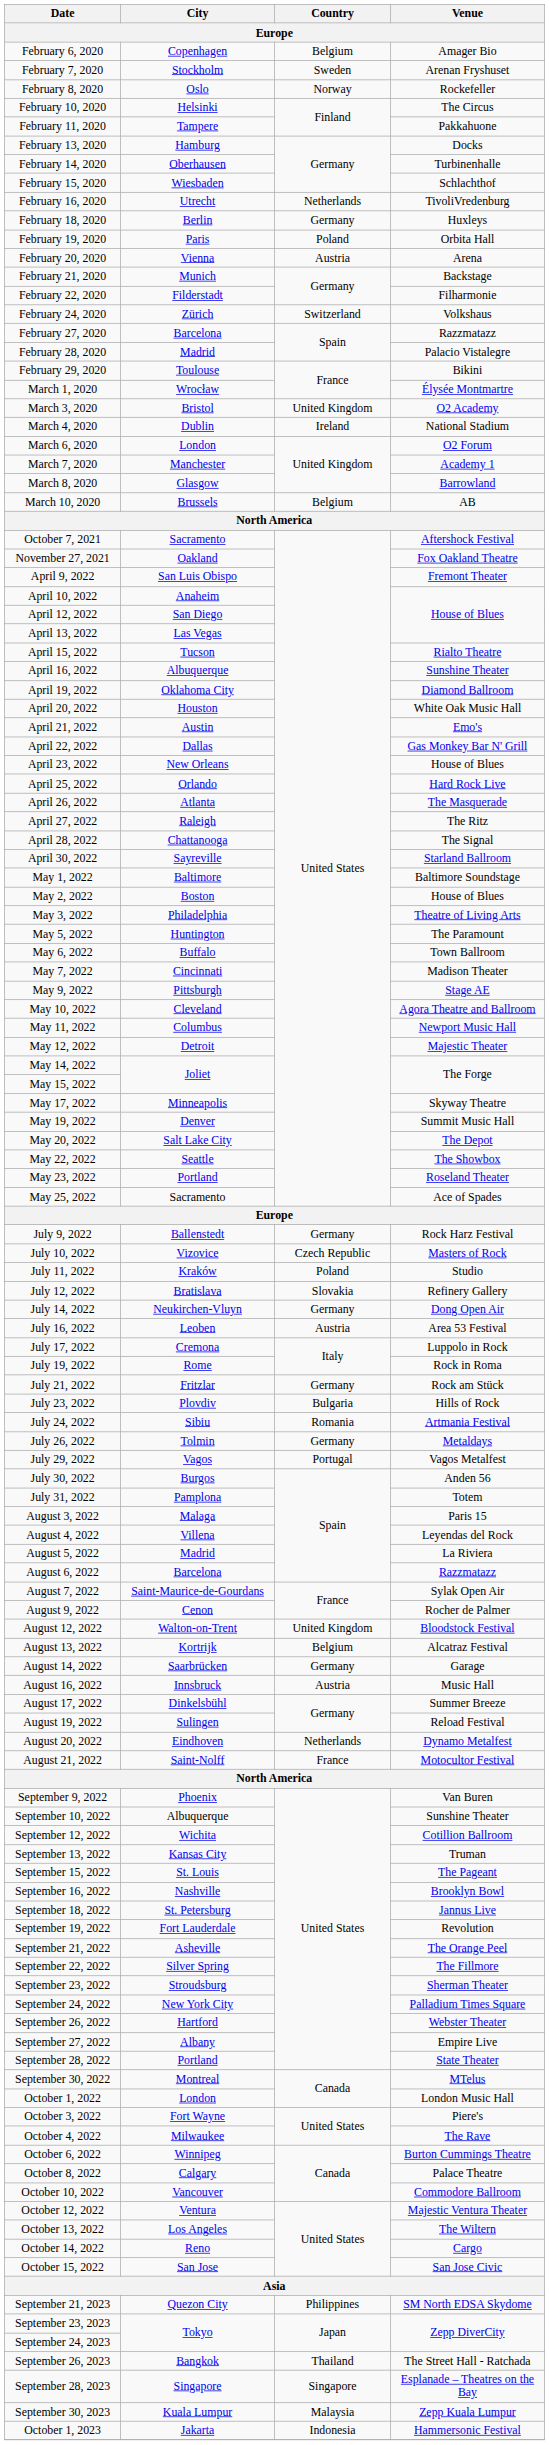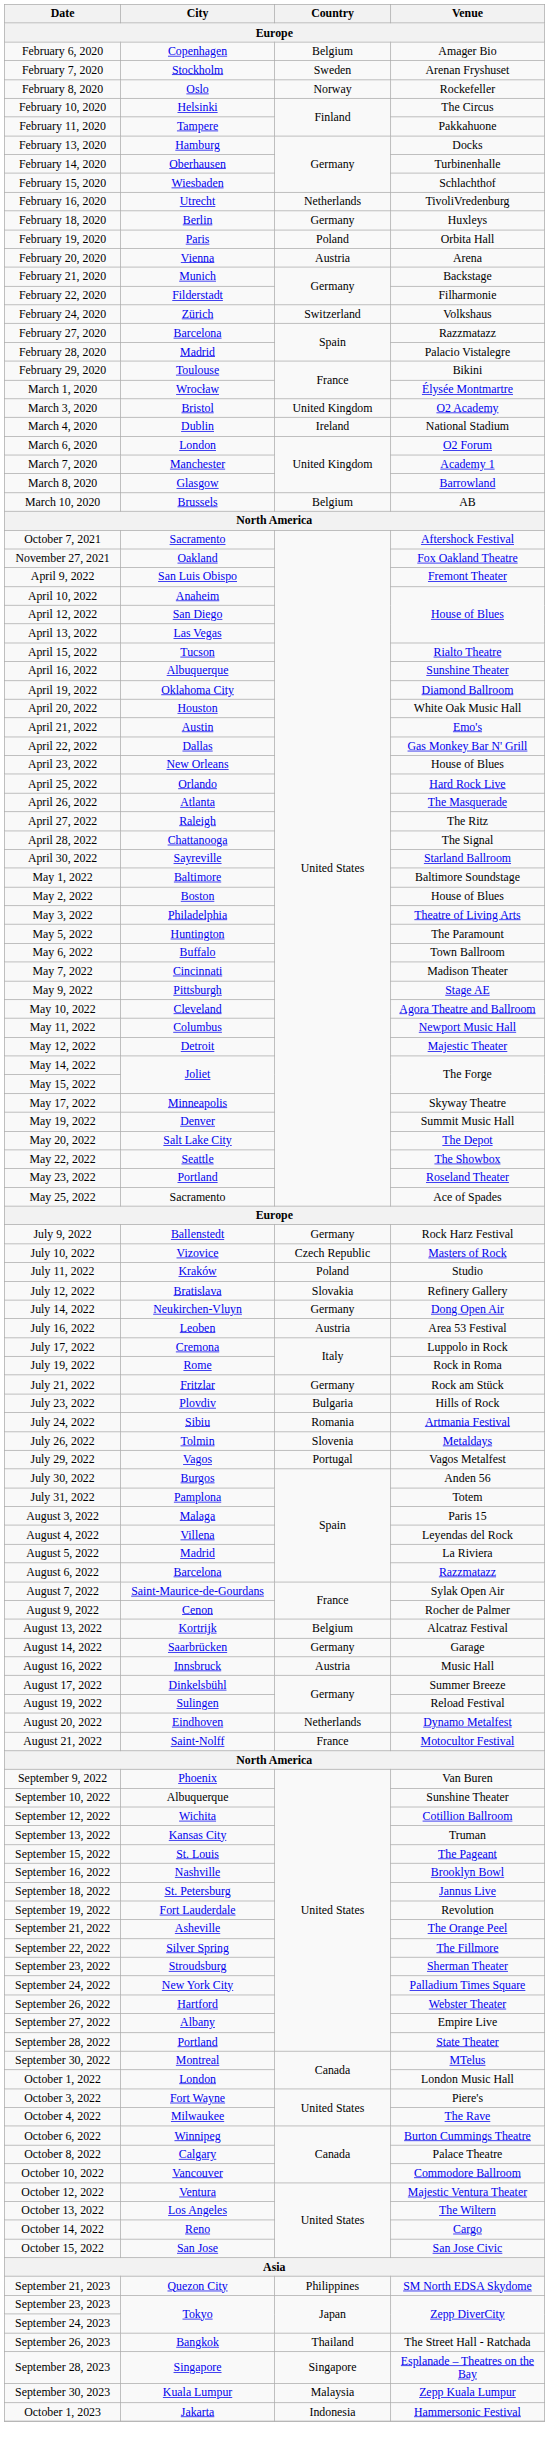(333, 1440) Germany -> (333, 1440) Slovenia
- row: (63, 1628)
